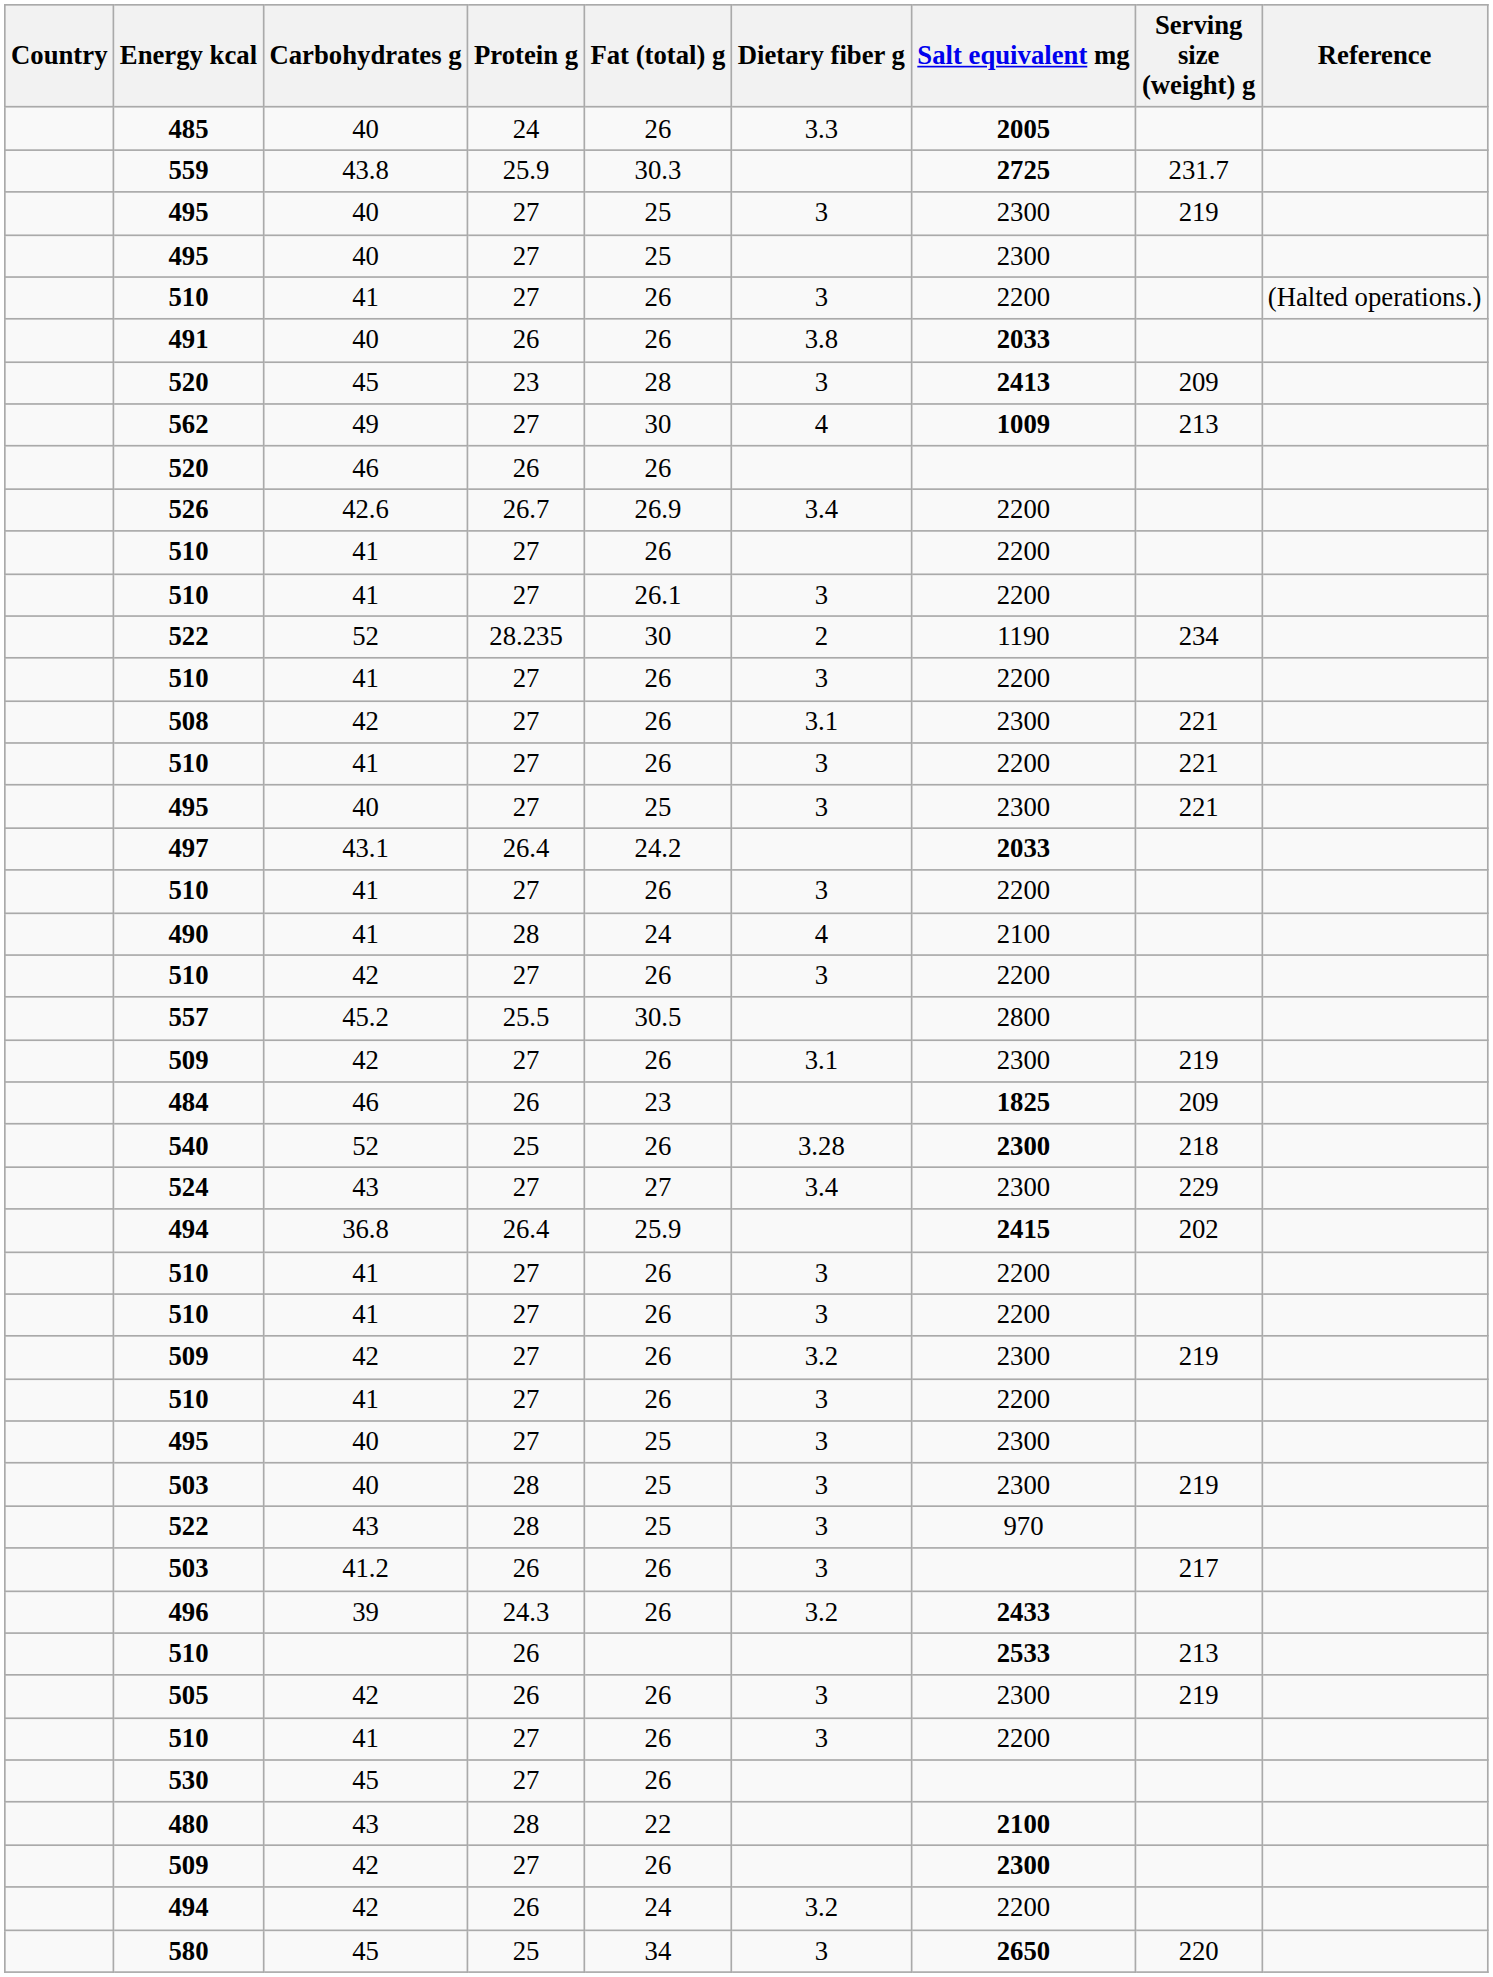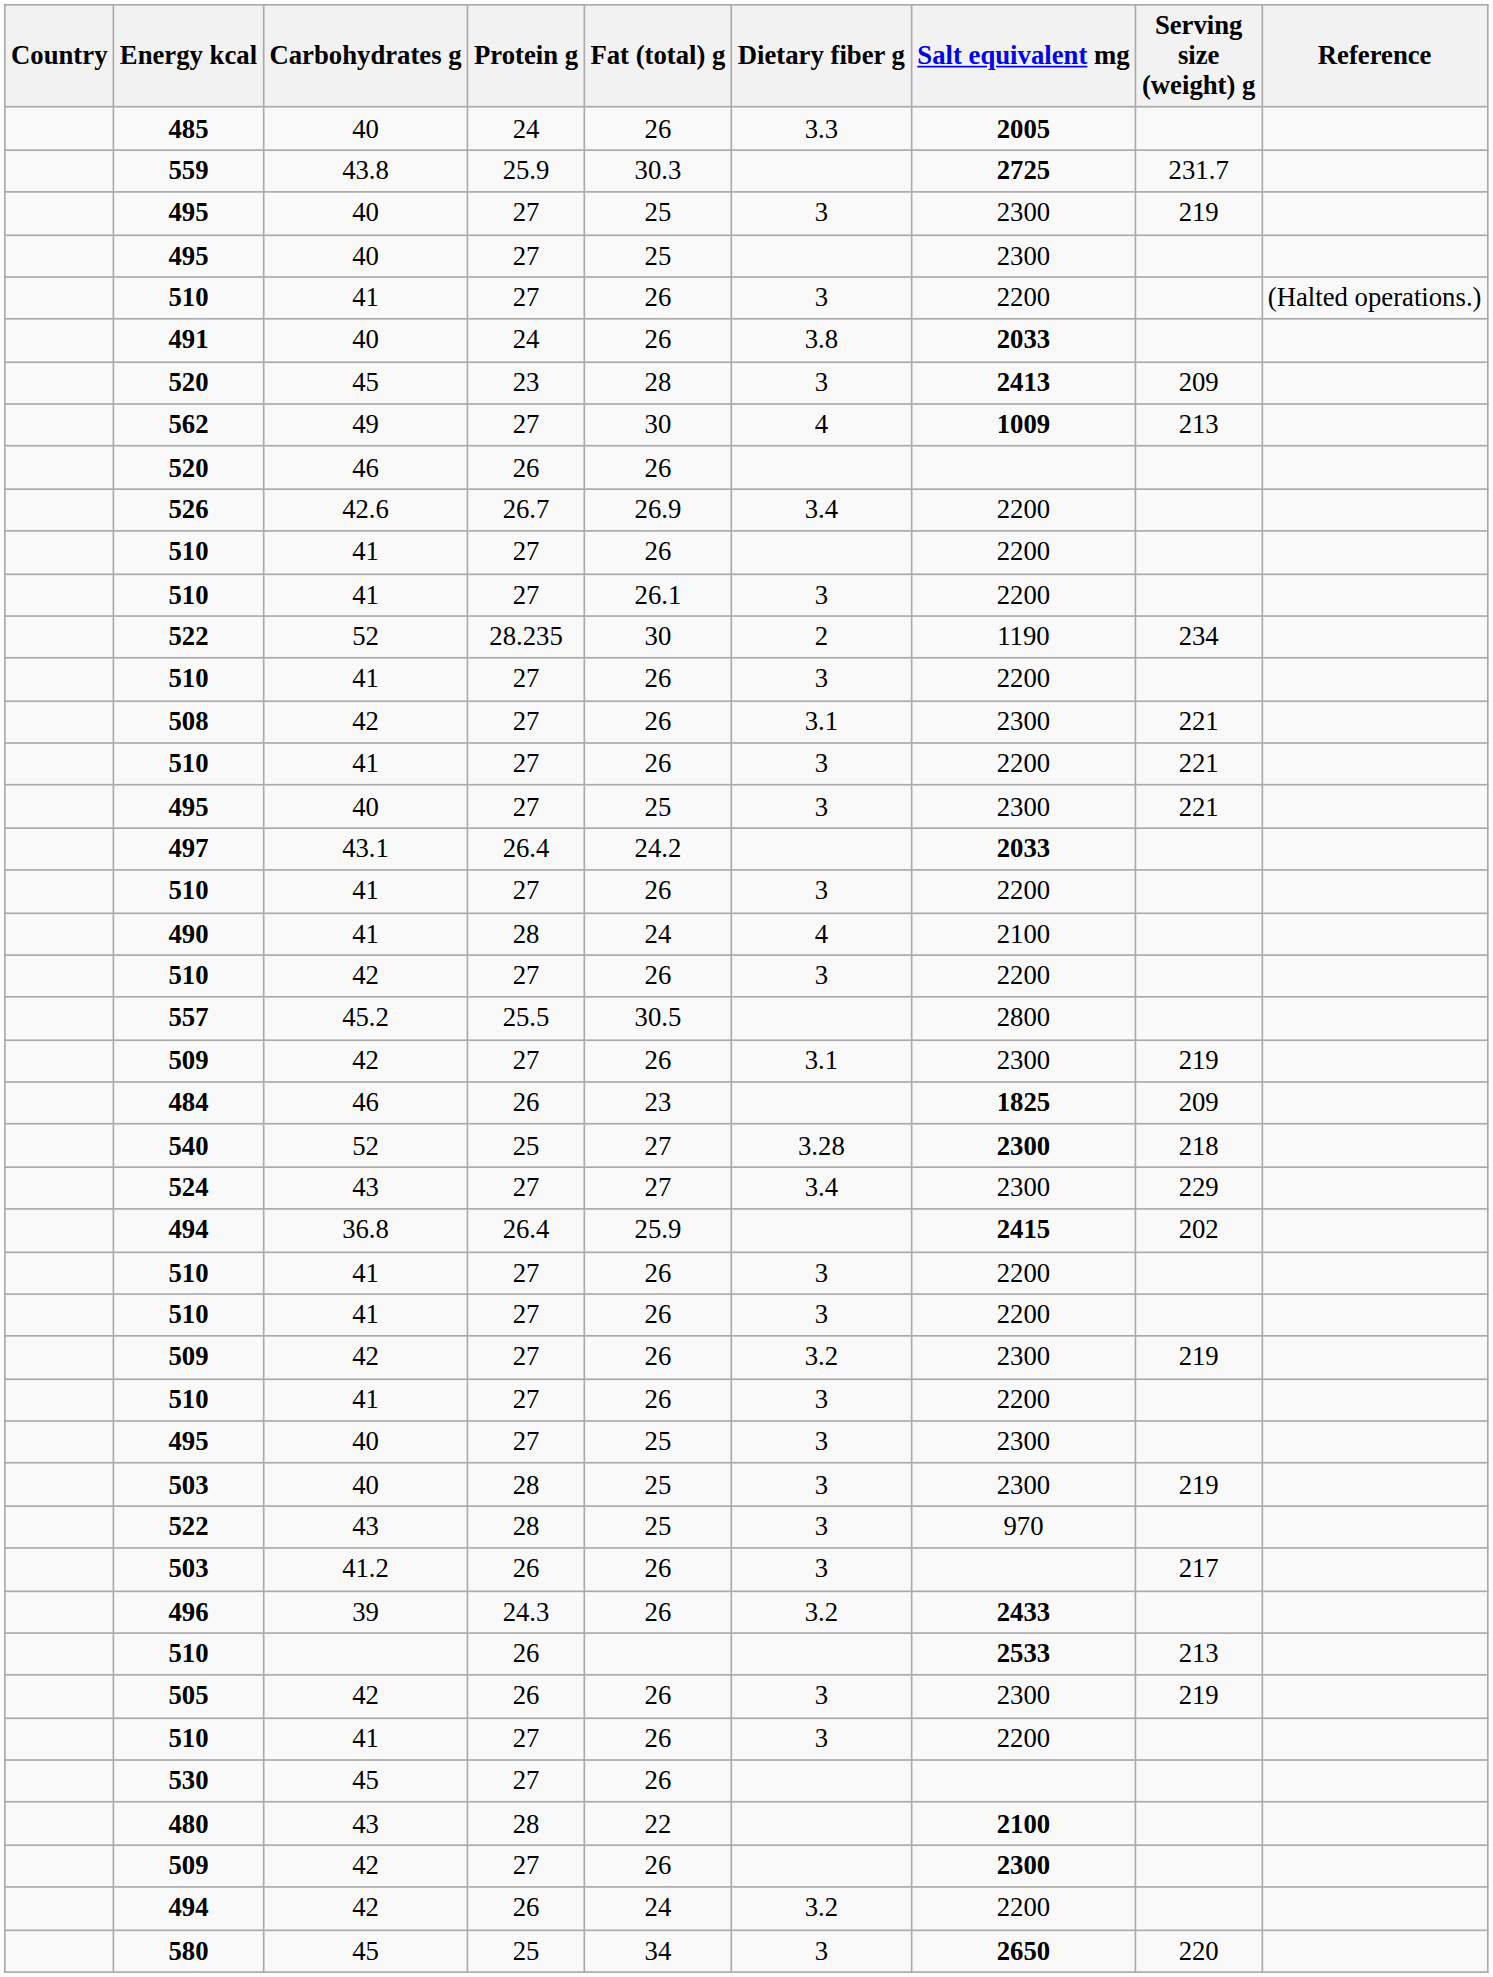(526, 340) 26 -> (526, 340) 24
(658, 1145) 26 -> (658, 1145) 27
